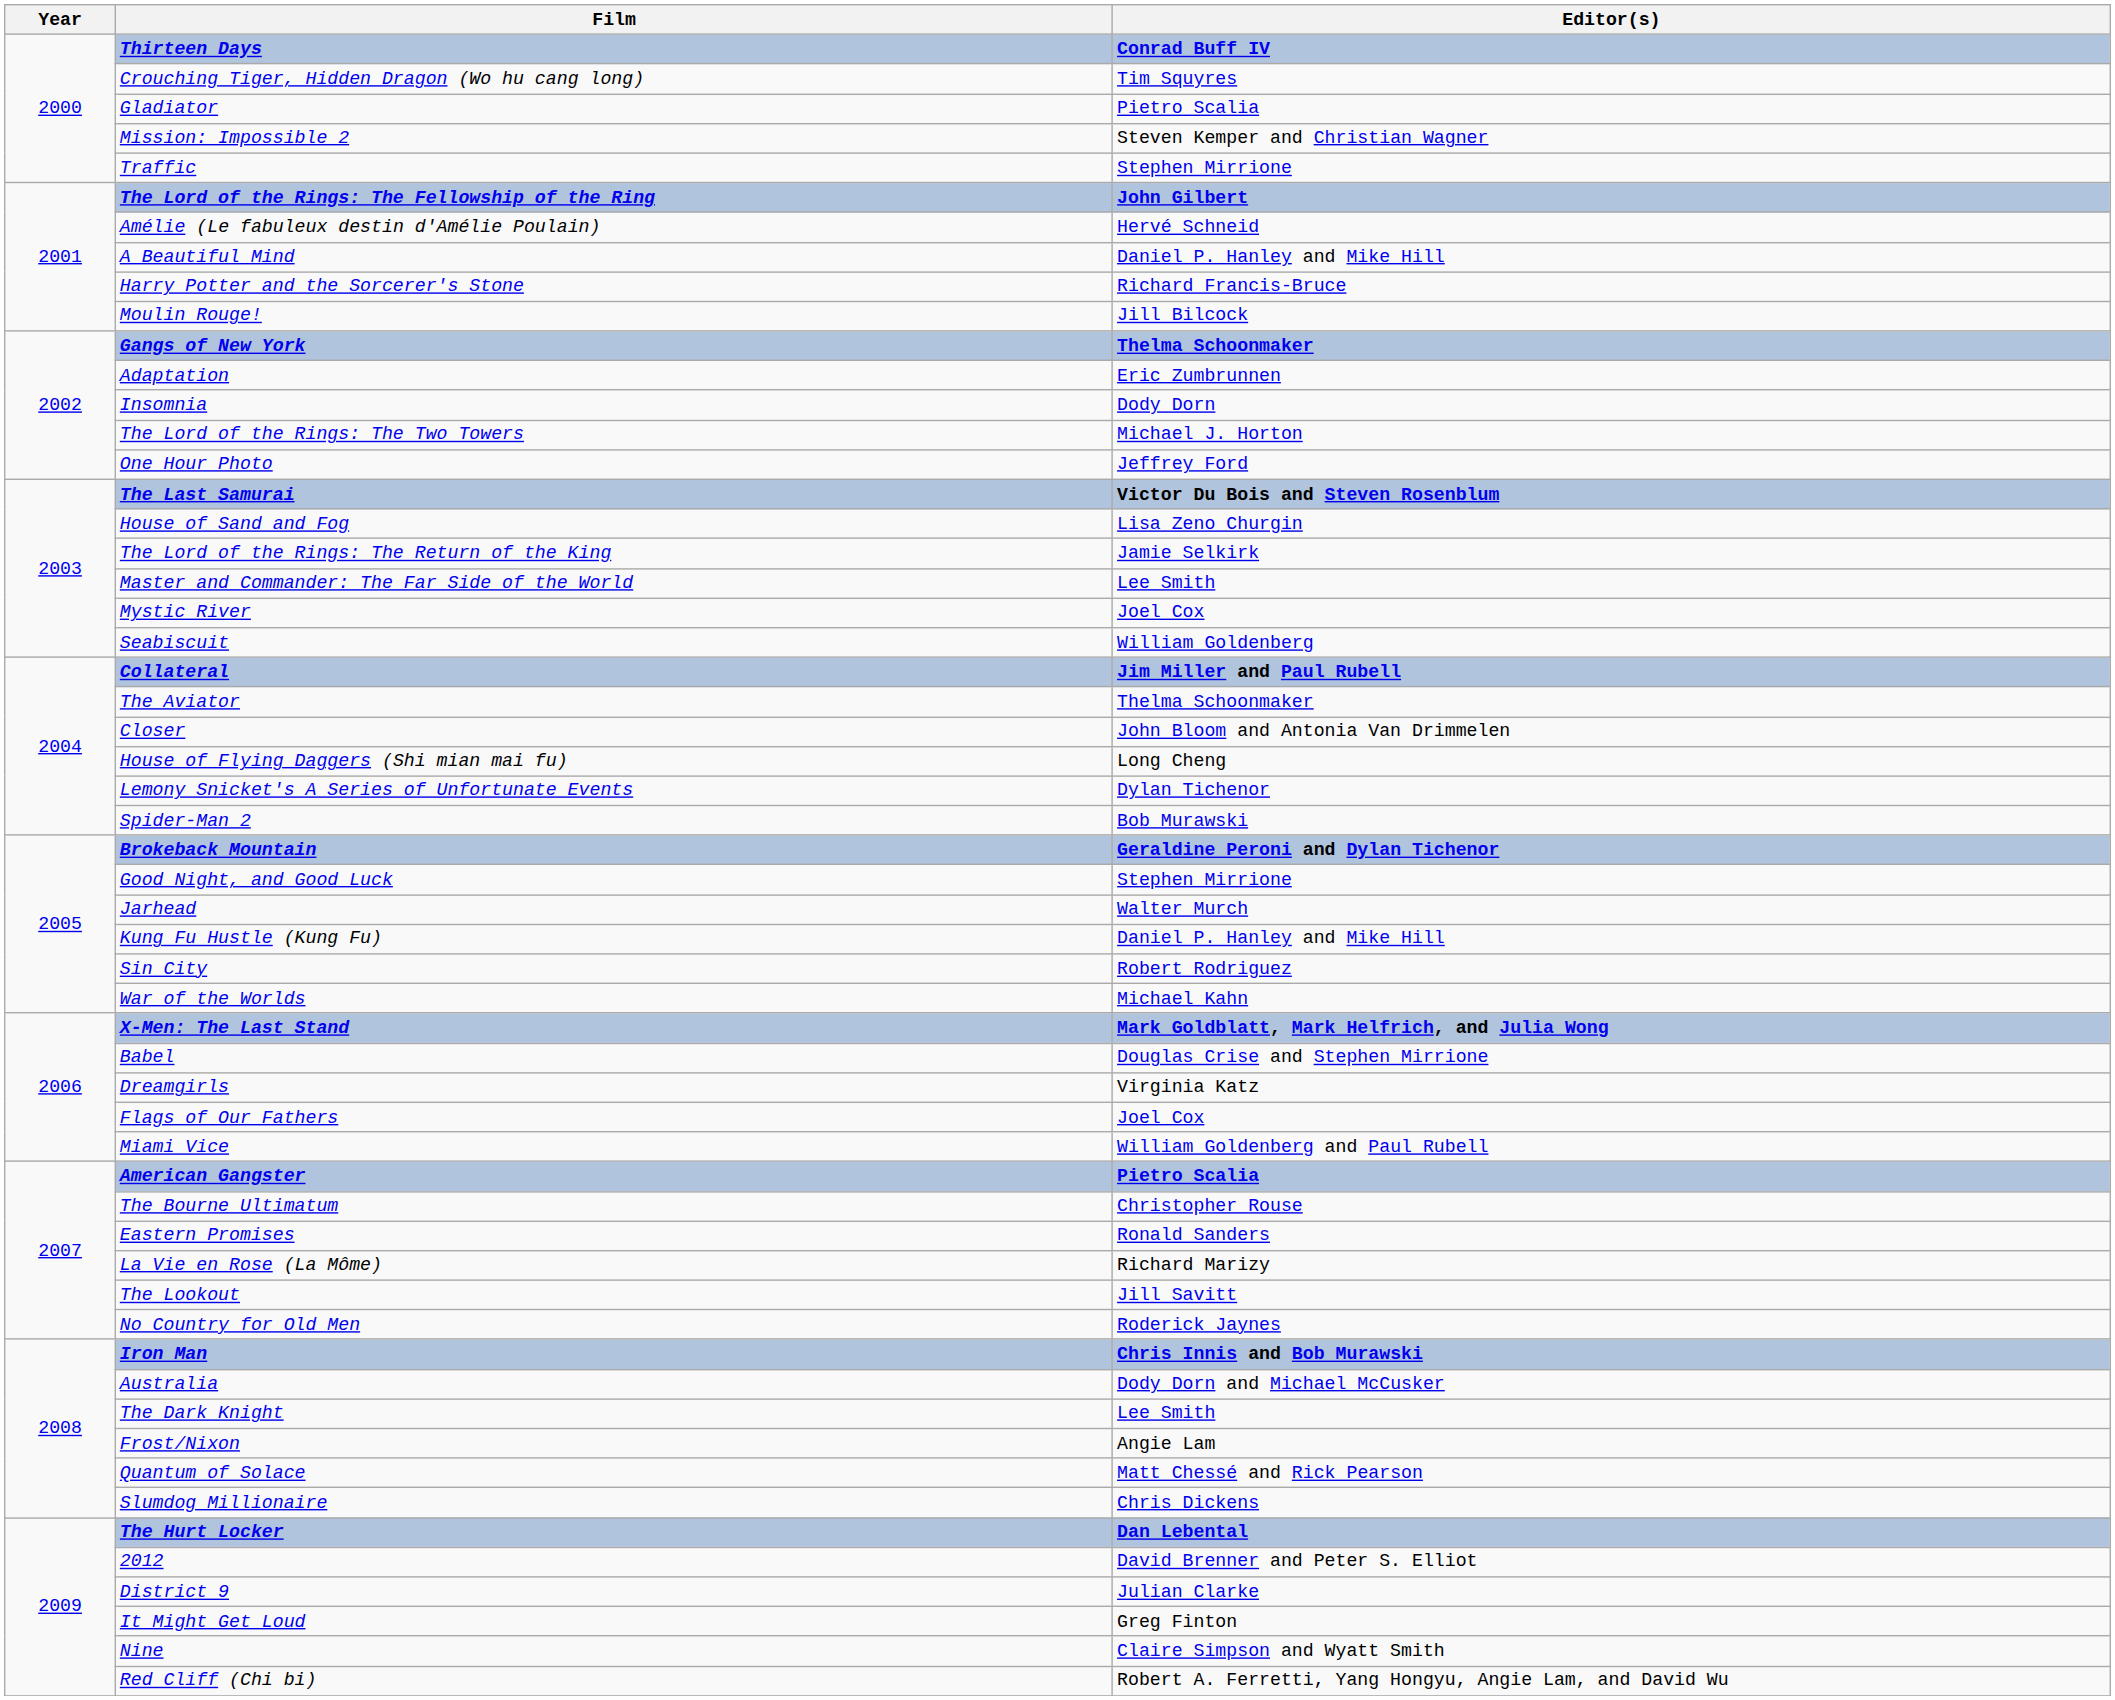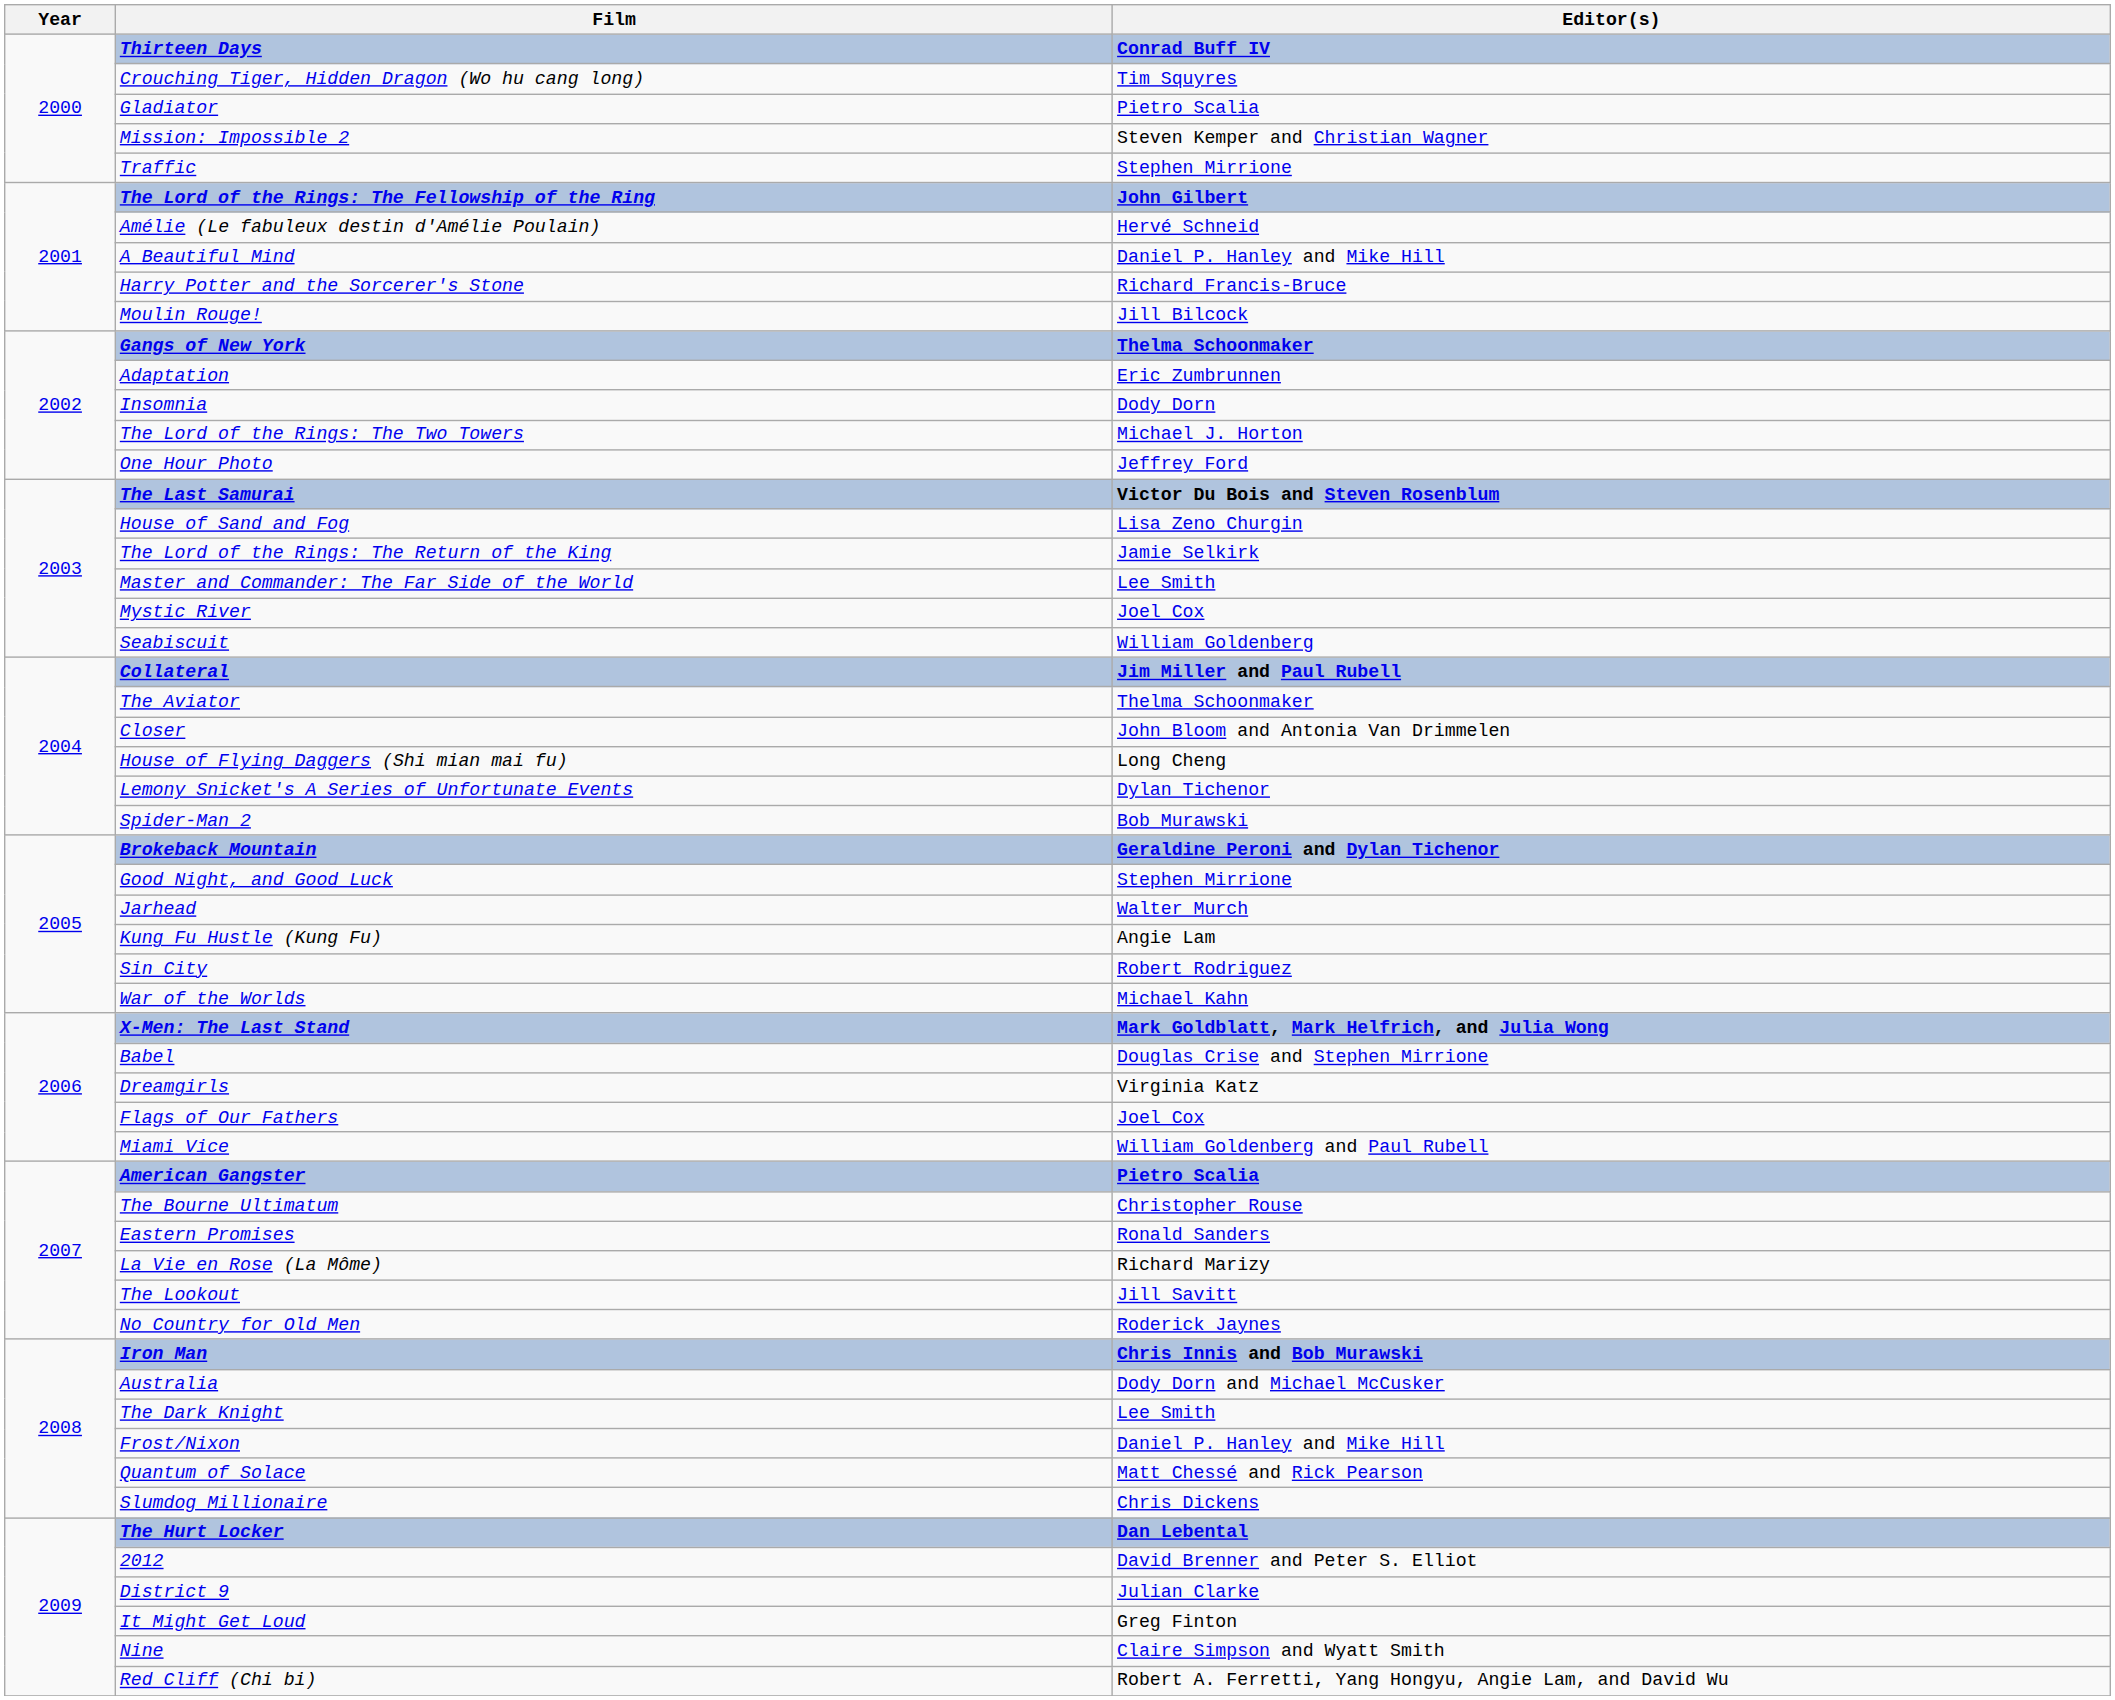(1281, 939) Daniel P. Hanley and Mike Hill -> (1166, 939) Angie Lam
(1166, 1443) Angie Lam -> (1281, 1443) Daniel P. Hanley and Mike Hill
